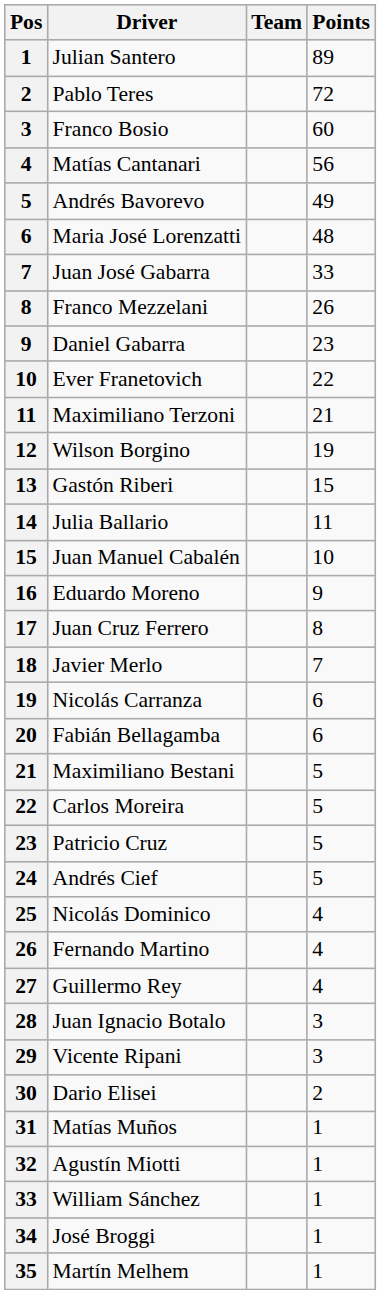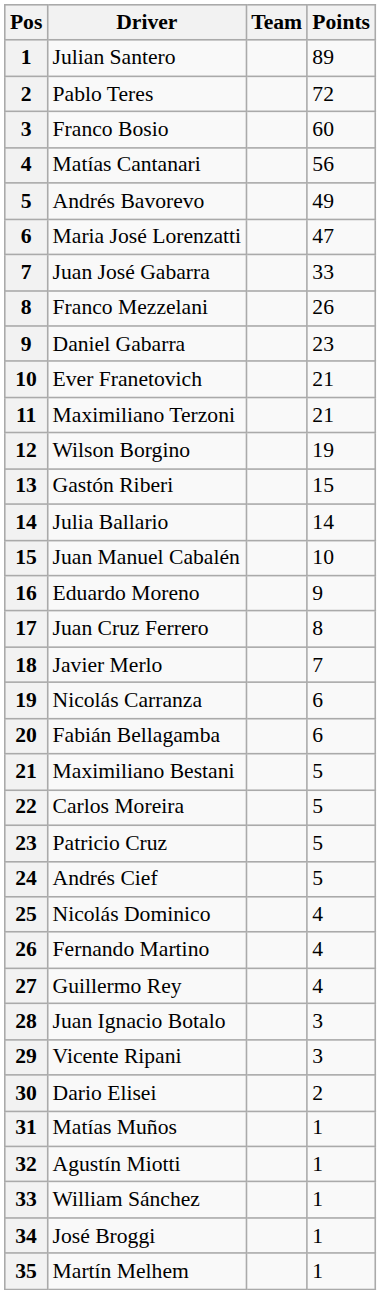(323, 235) 48 -> (323, 235) 47
(323, 378) 22 -> (323, 378) 21
(323, 521) 11 -> (323, 521) 14
